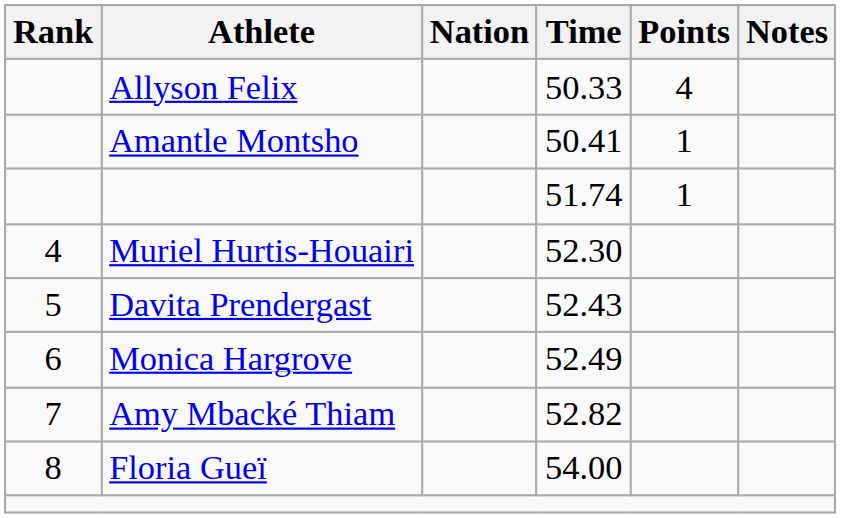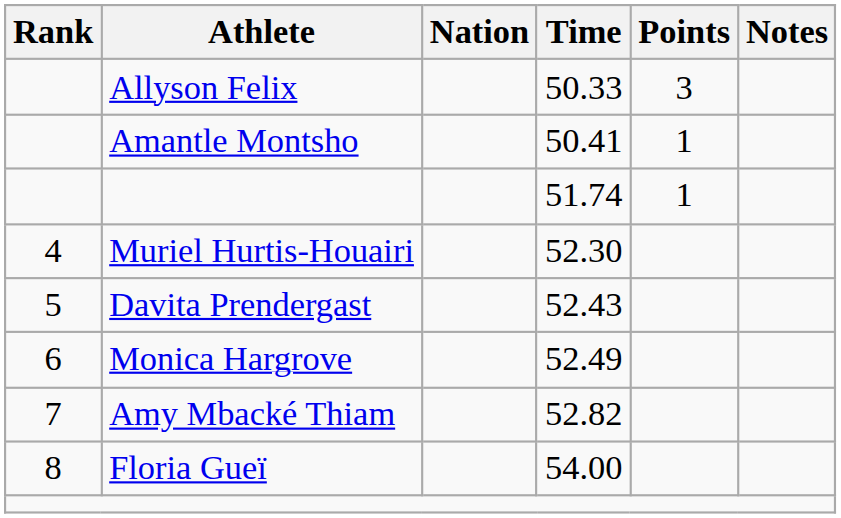(684, 86) 4 -> (684, 86) 3
